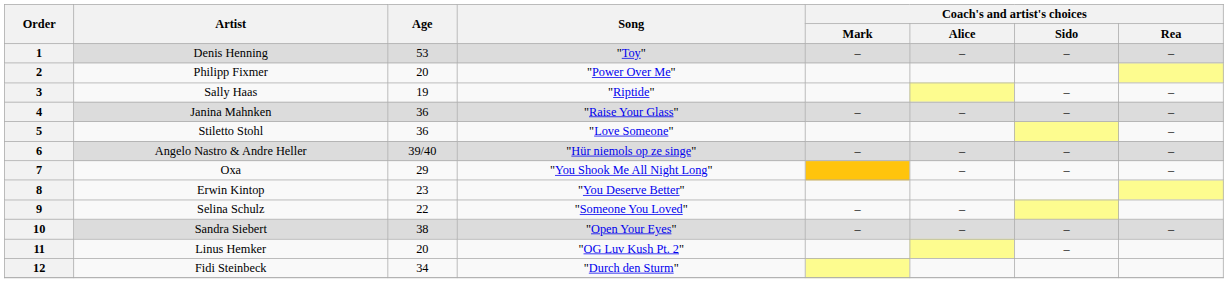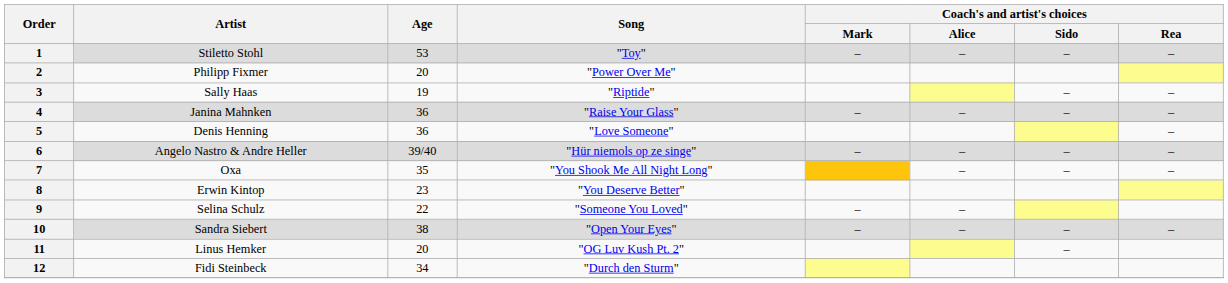(231, 53) Denis Henning -> (231, 53) Stiletto Stohl
(231, 131) Stiletto Stohl -> (231, 131) Denis Henning
(422, 170) 29 -> (422, 170) 35
